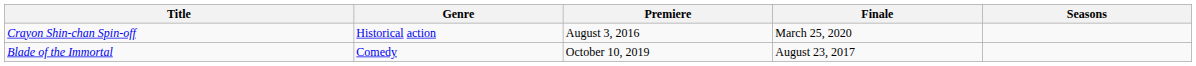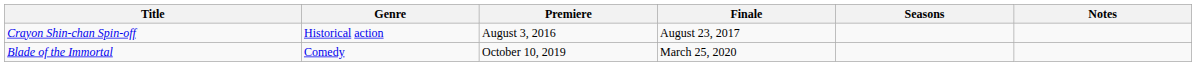+ column: (1103, 14)
(814, 33) March 25, 2020 -> (700, 33) August 23, 2017
(815, 52) August 23, 2017 -> (698, 52) March 25, 2020
